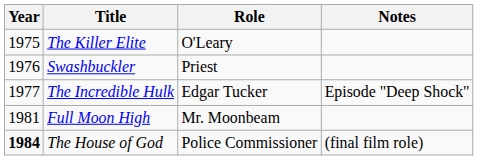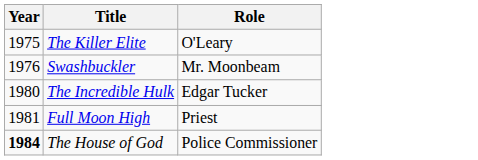- column: (397, 17)
(199, 67) Priest -> (231, 67) Mr. Moonbeam
(24, 92) 1977 -> (24, 92) 1980
(231, 117) Mr. Moonbeam -> (199, 117) Priest
